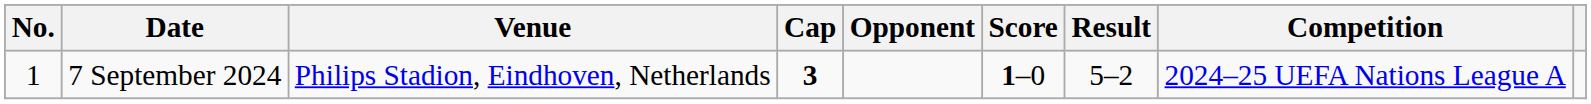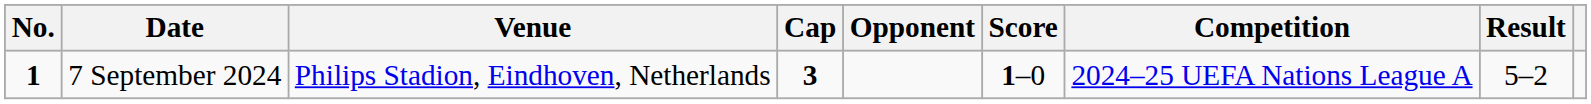columns swapped: (1111, 27) <-> (1365, 27)
(33, 74) normal -> (33, 74) bold
